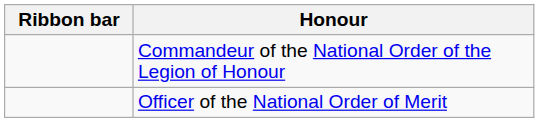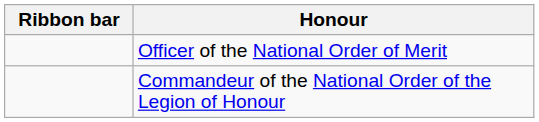rows swapped: (315, 60) <-> (292, 102)
